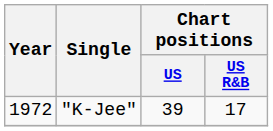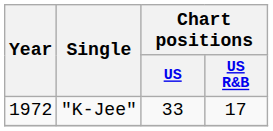(173, 110) 39 -> (173, 110) 33
